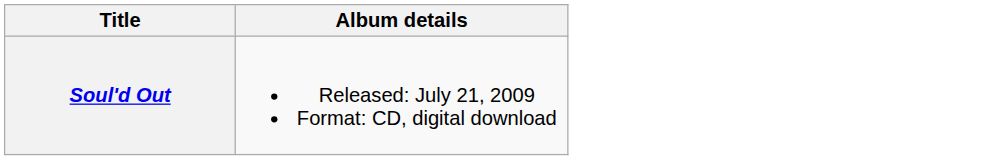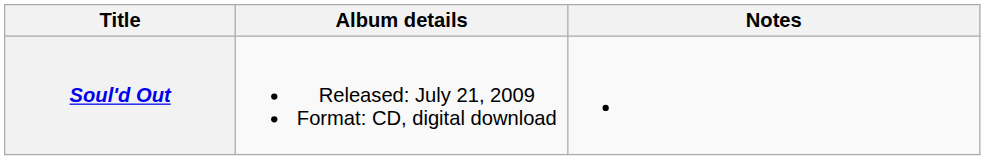+ column: (774, 20)
